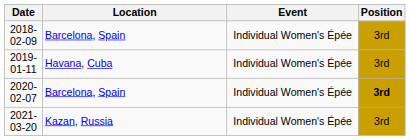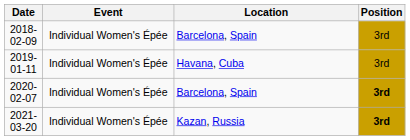columns swapped: (135, 12) <-> (293, 12)
(382, 121) normal -> (382, 121) bold
